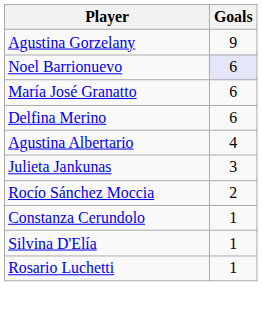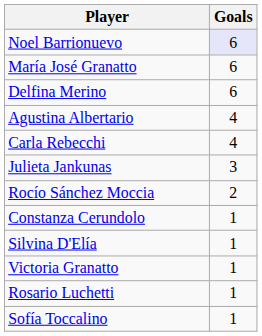- row: (72, 42)
+ row: (57, 142)
+ row: (63, 268)
+ row: (58, 318)
